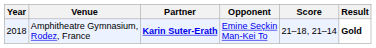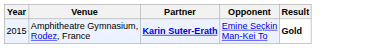- column: (309, 12)
(17, 31) 2018 -> (17, 31) 2015
